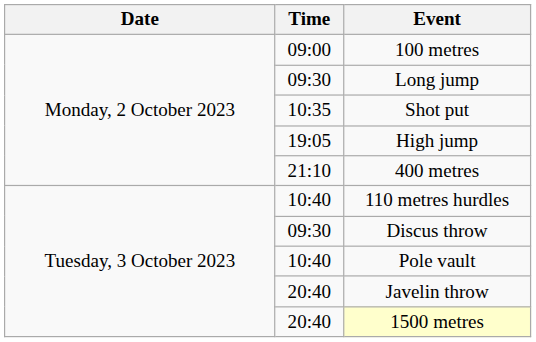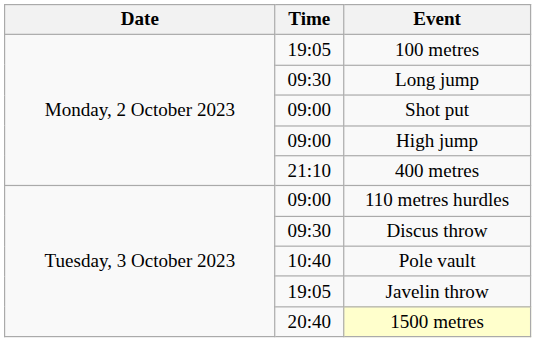(309, 49) 09:00 -> (309, 49) 19:05
(309, 110) 10:35 -> (309, 110) 09:00
(309, 140) 19:05 -> (309, 140) 09:00
(309, 200) 10:40 -> (309, 200) 09:00
(309, 291) 20:40 -> (309, 291) 19:05
